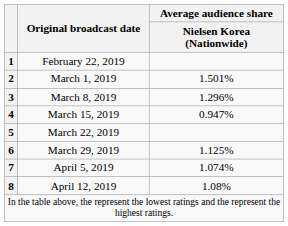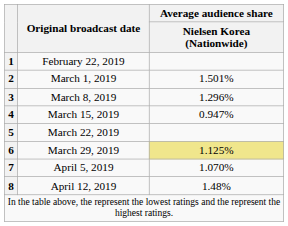(216, 150) no background -> (216, 150) khaki background
(216, 168) 1.074% -> (216, 168) 1.070%
(216, 185) 1.08% -> (216, 185) 1.48%
